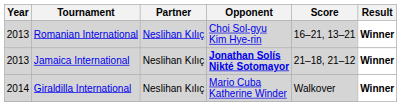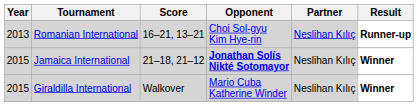columns swapped: (174, 13) <-> (325, 13)
(377, 34) Winner -> (386, 34) Runner-up
(18, 61) 2013 -> (18, 61) 2015
(18, 88) 2014 -> (18, 88) 2015
